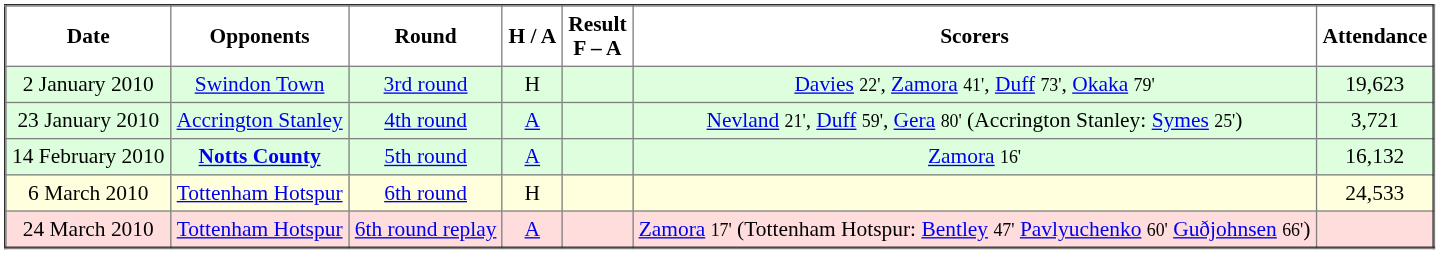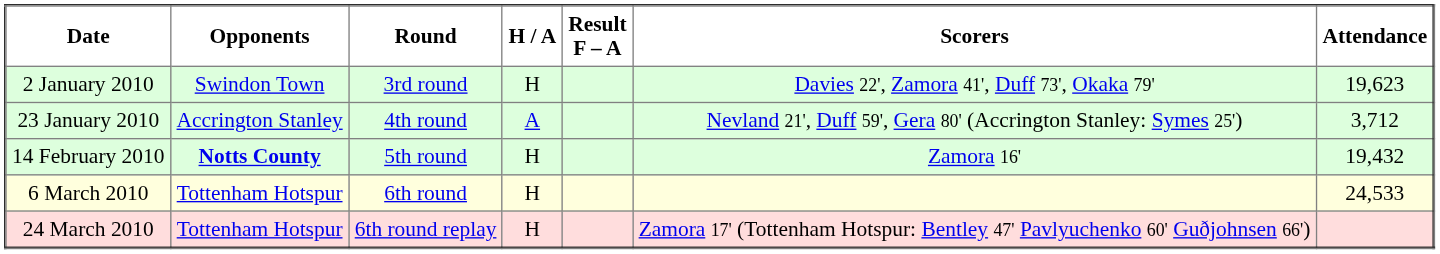(1375, 120) 3,721 -> (1375, 120) 3,712
(532, 156) A -> (532, 156) H
(1375, 156) 16,132 -> (1375, 156) 19,432
(532, 228) A -> (532, 228) H
